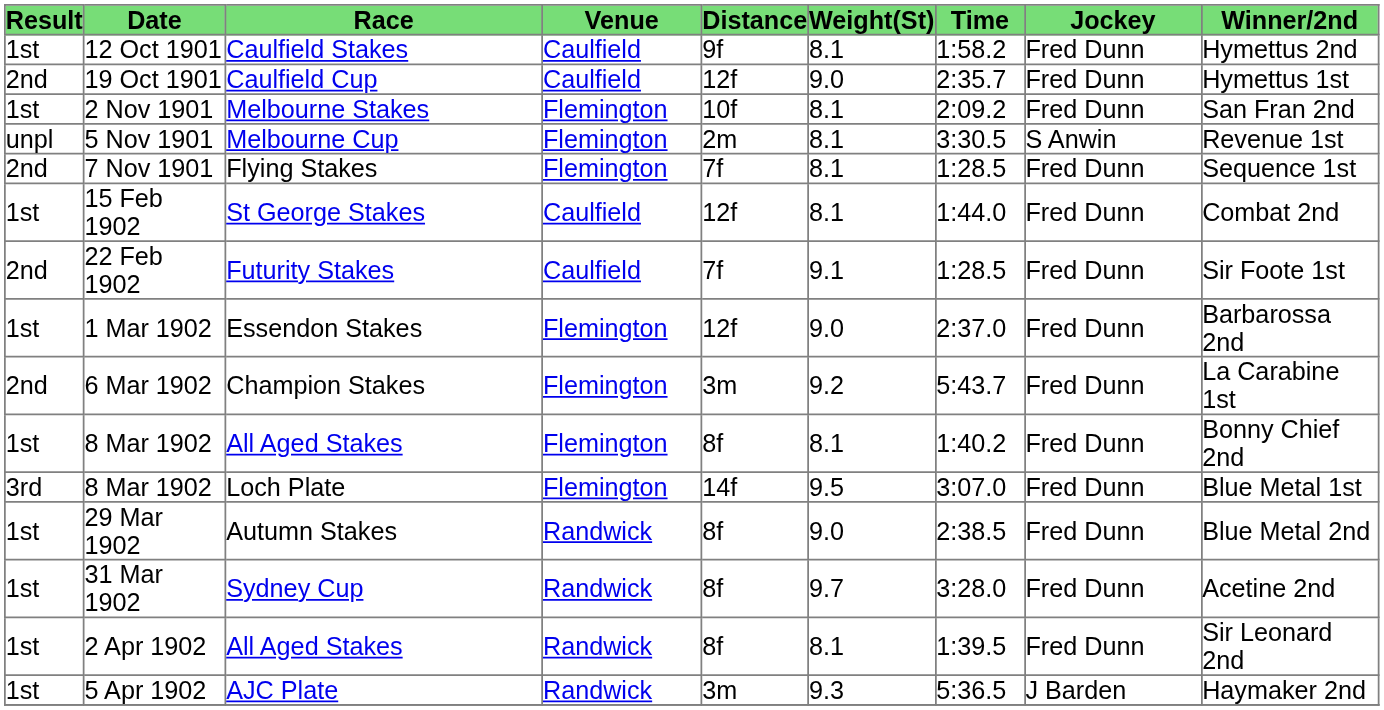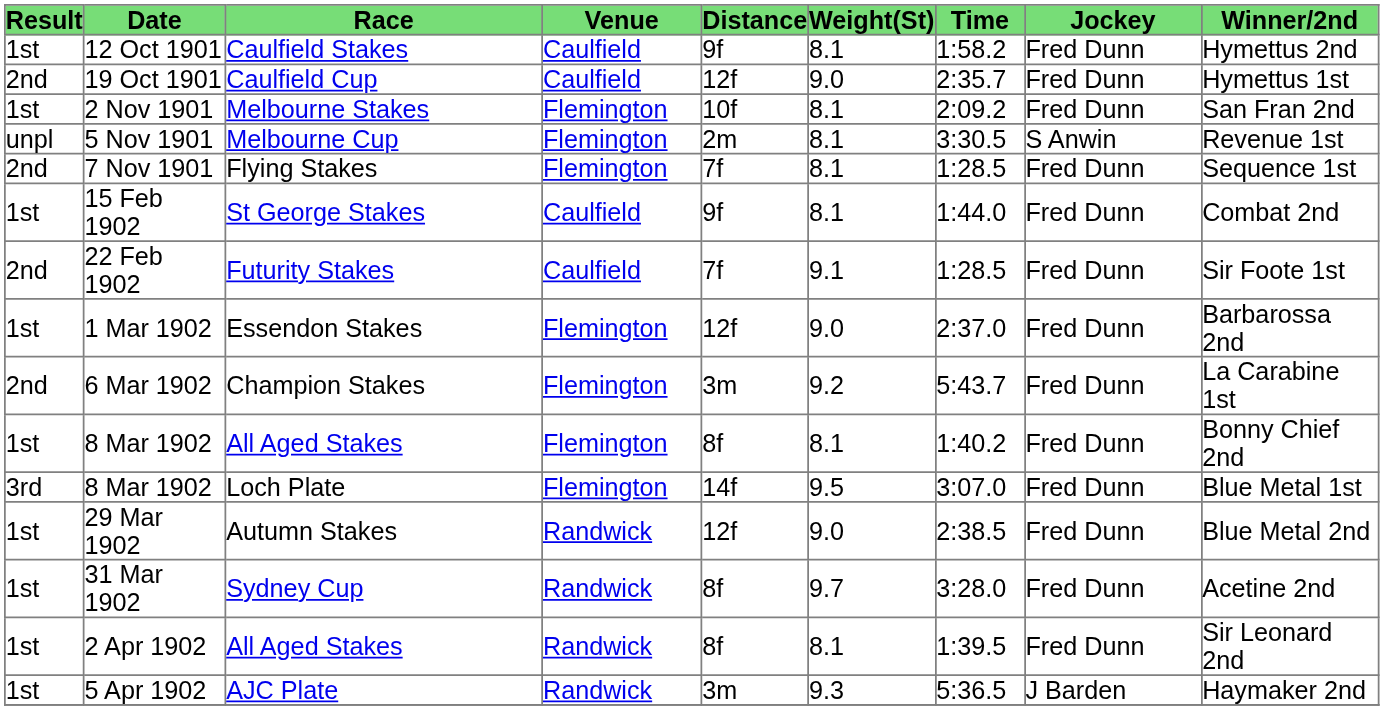(720, 212) 12f -> (713, 212) 9f
(713, 531) 8f -> (720, 531) 12f
